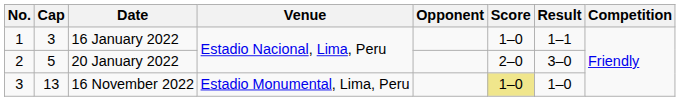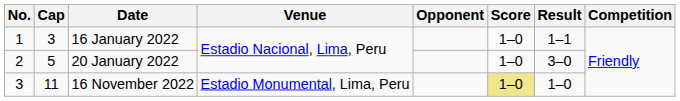(511, 61) 2–0 -> (511, 61) 1–0
(51, 84) 13 -> (51, 84) 11
